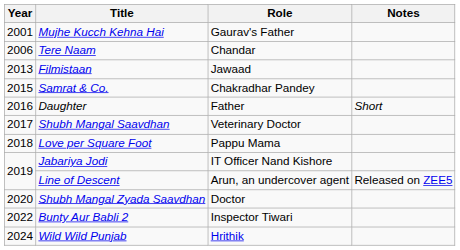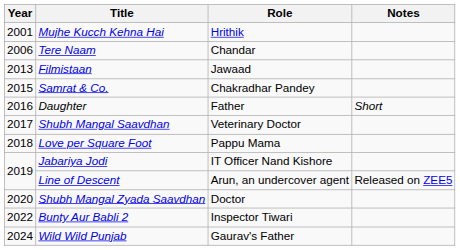(252, 32) Gaurav's Father -> (227, 32) Hrithik
(227, 236) Hrithik -> (252, 236) Gaurav's Father
